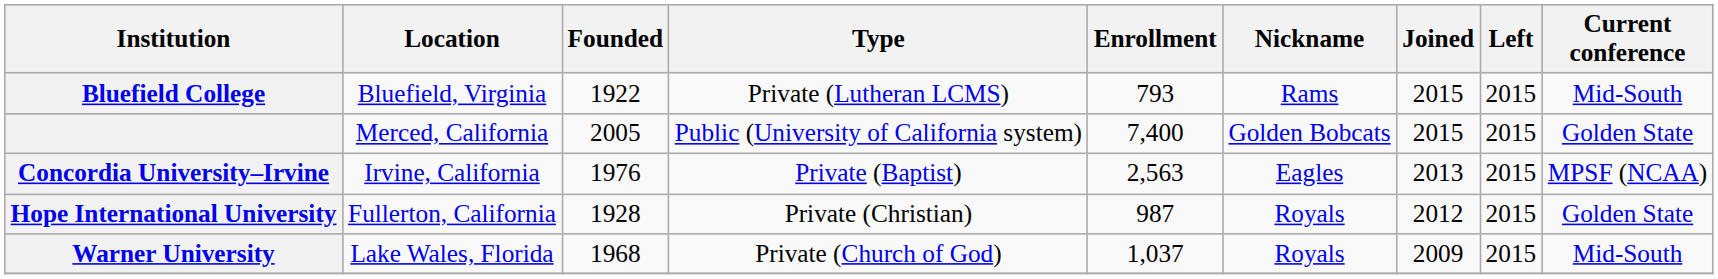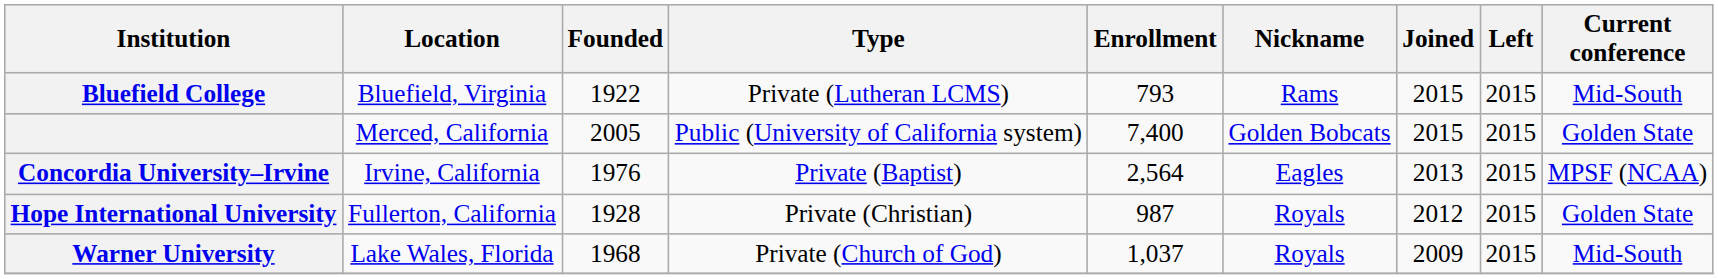(1155, 173) 2,563 -> (1155, 173) 2,564
